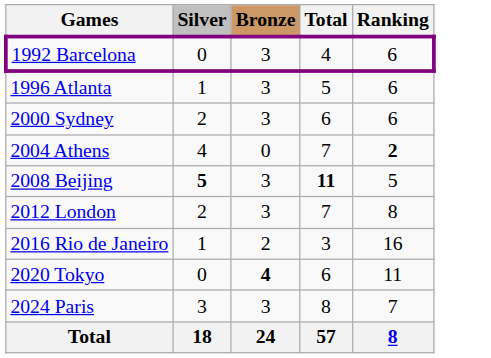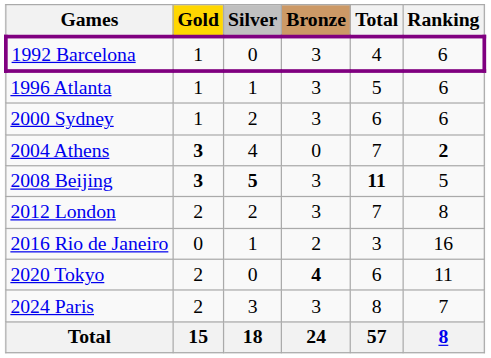+ column: (198, 20)
